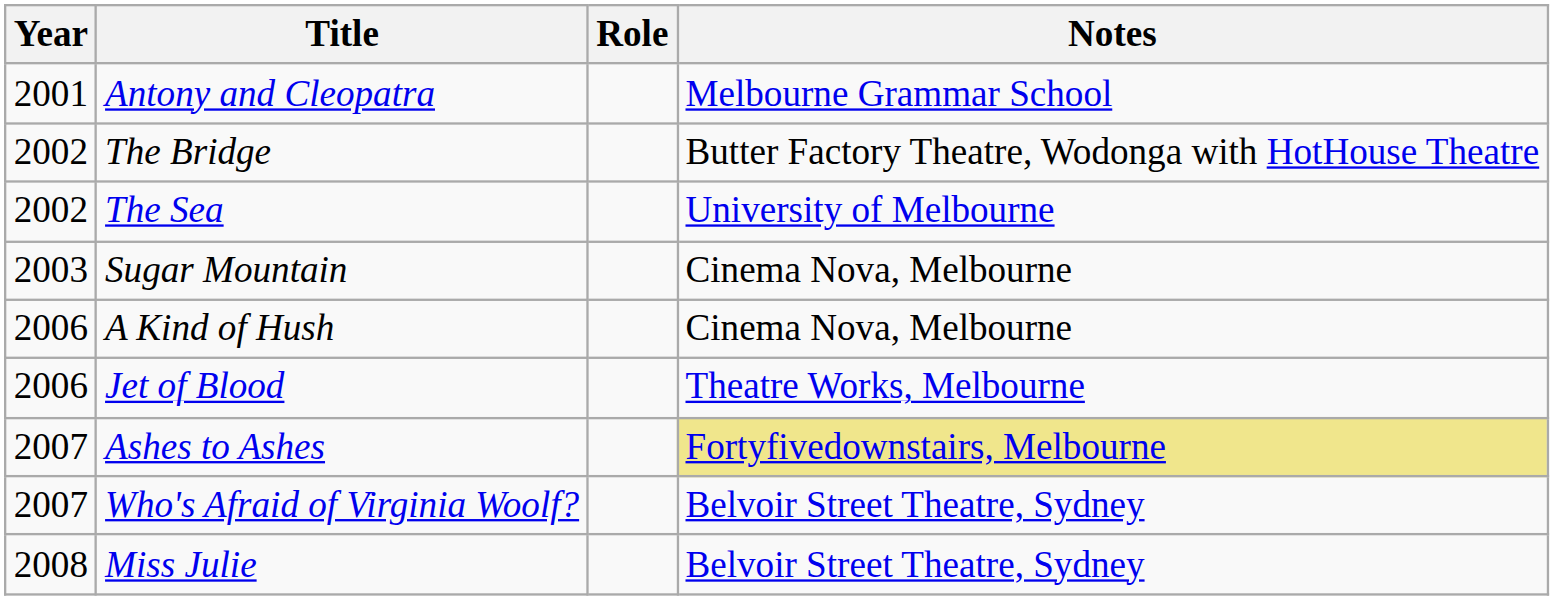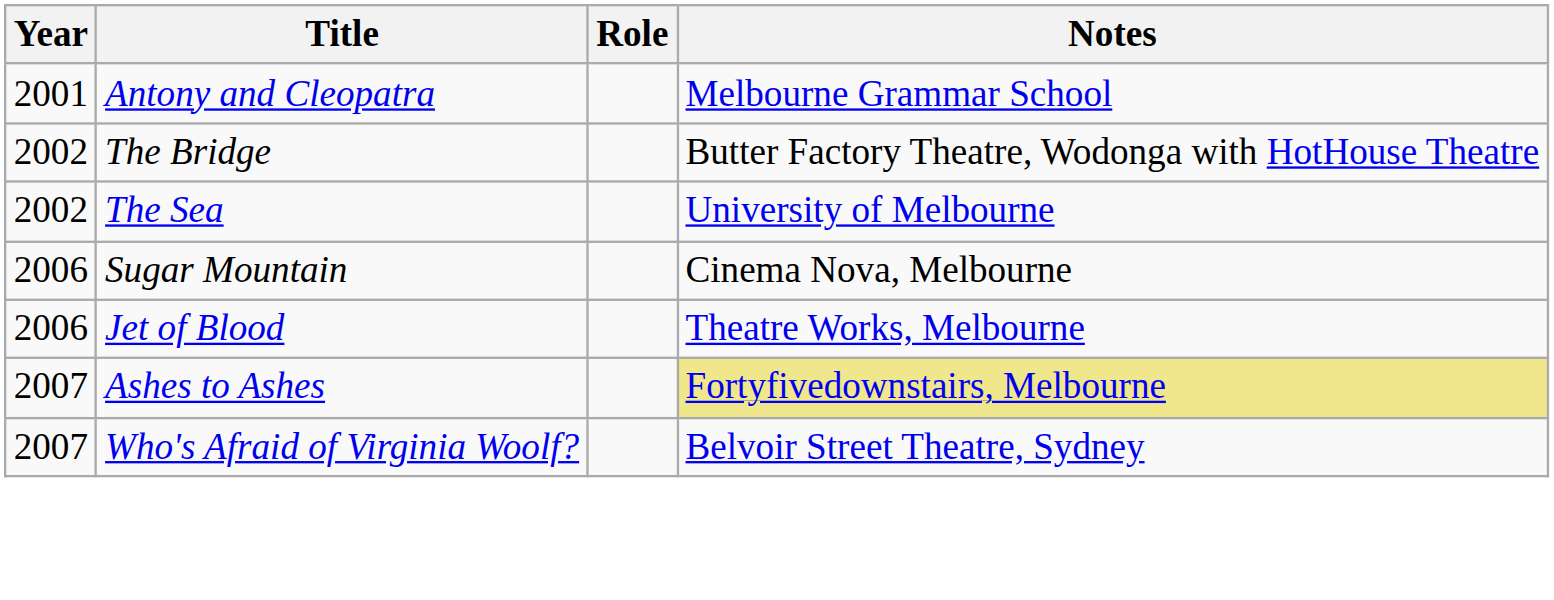(51, 269) 2003 -> (51, 269) 2006
- row: (220, 328)
- row: (181, 563)
